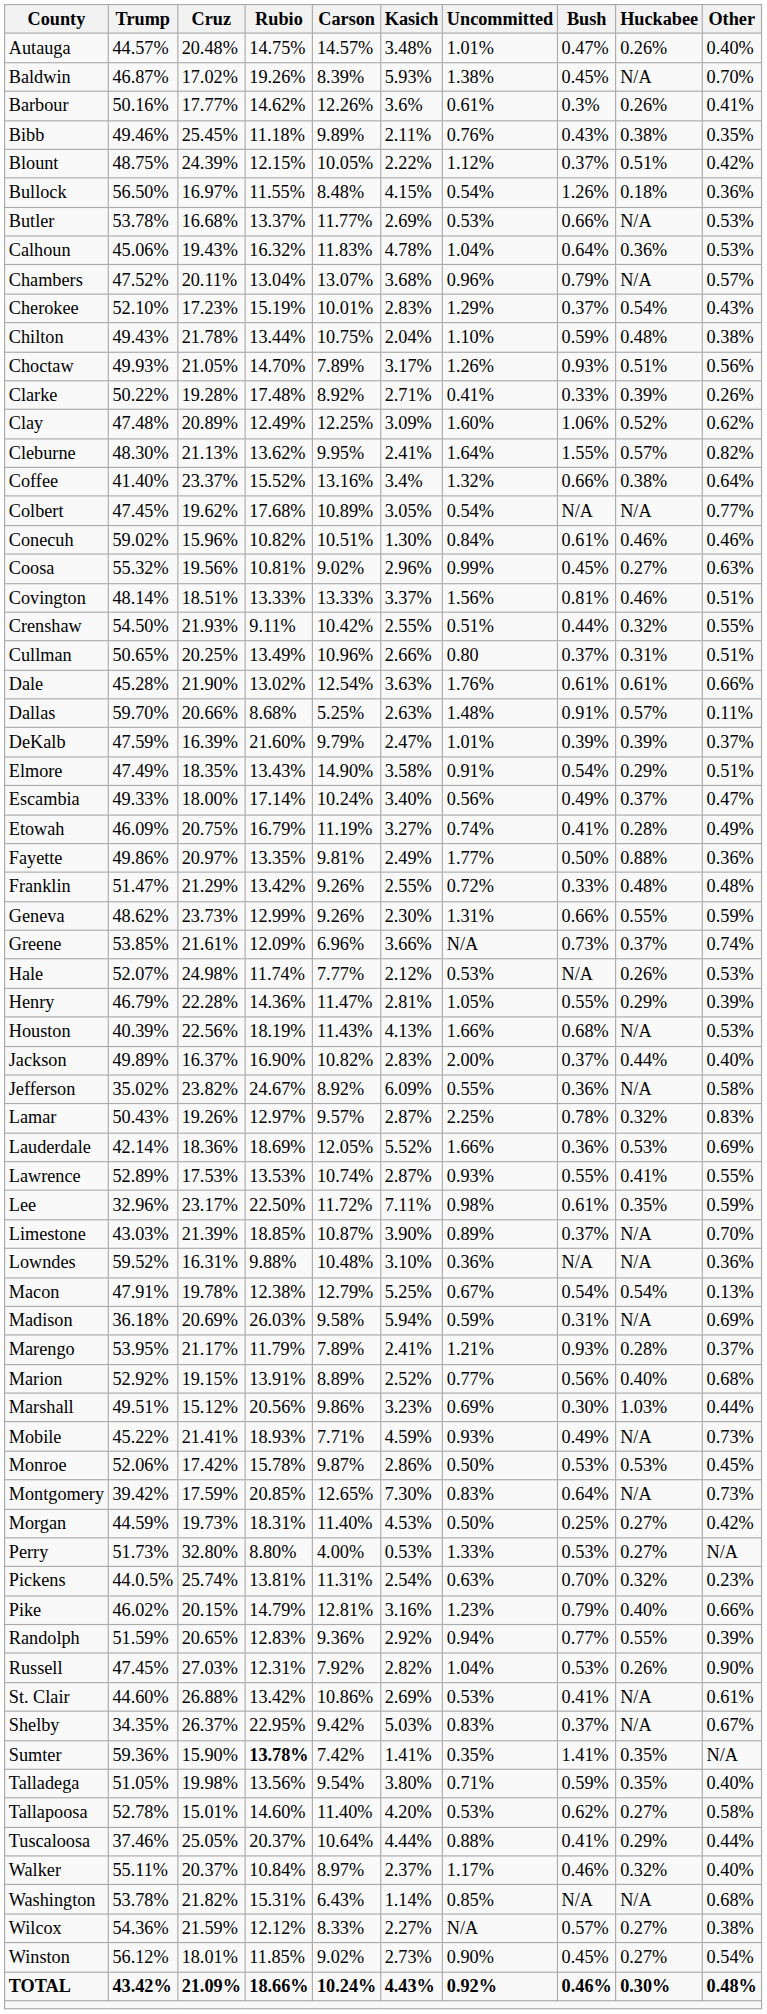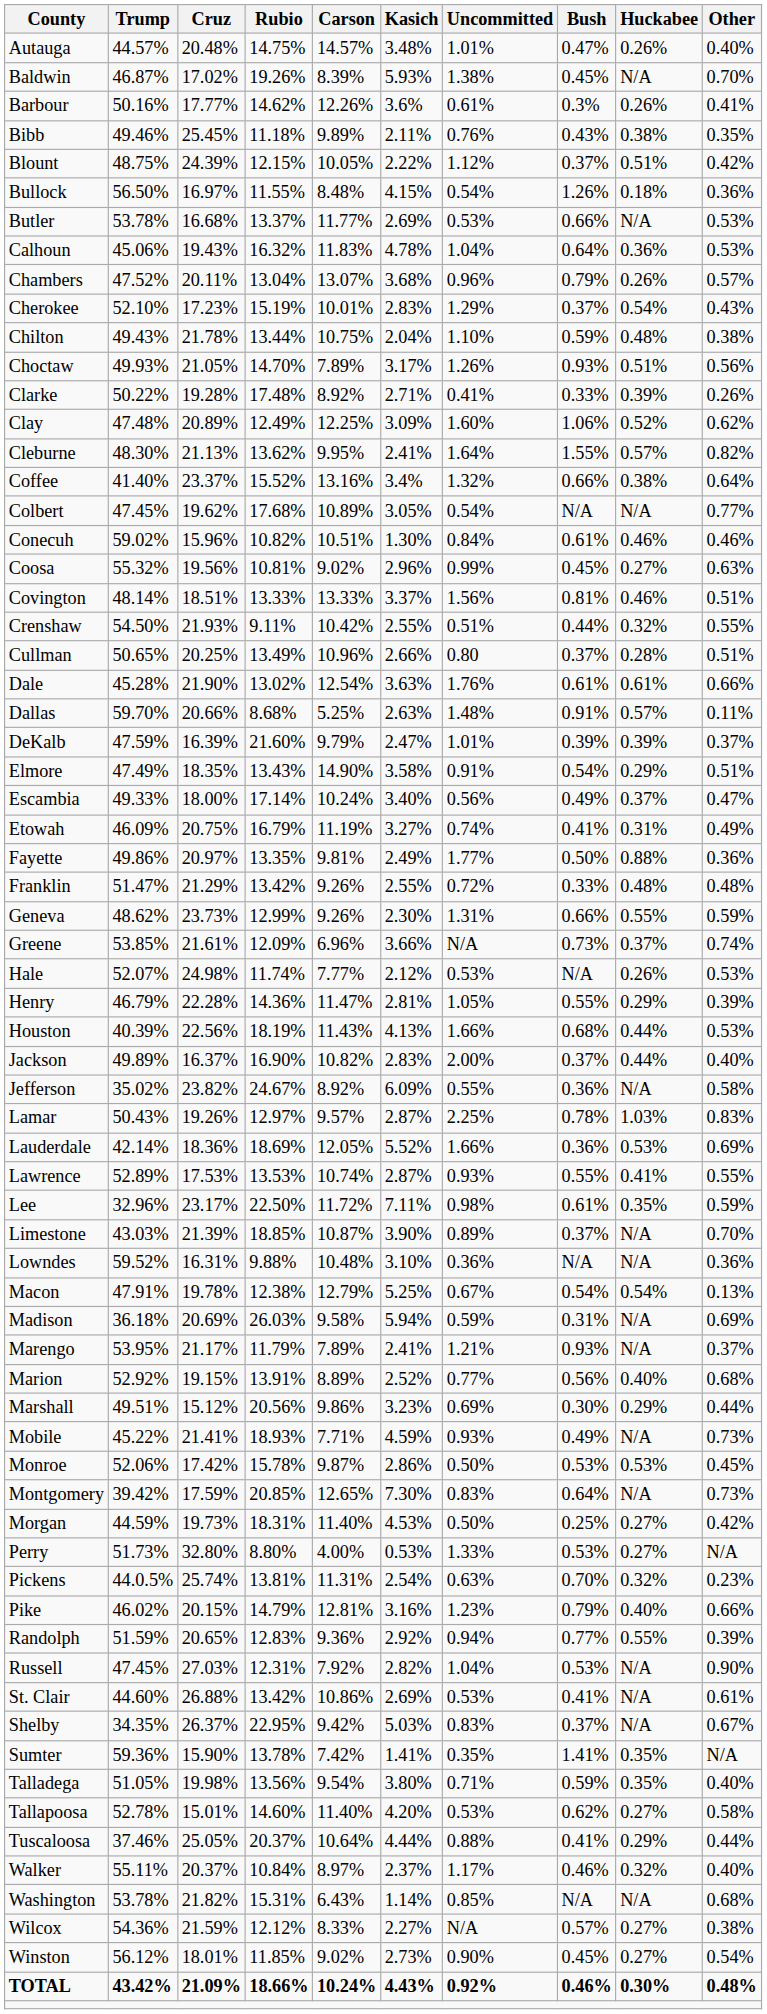(636, 279) N/A -> (644, 279) 0.26%
(644, 655) 0.31% -> (644, 655) 0.28%
(644, 828) 0.28% -> (644, 828) 0.31%
(636, 1031) N/A -> (644, 1031) 0.44%
(644, 1118) 0.32% -> (644, 1118) 1.03%
(644, 1349) 0.28% -> (636, 1349) N/A
(644, 1407) 1.03% -> (644, 1407) 0.29%
(644, 1667) 0.26% -> (636, 1667) N/A
(279, 1754) bold -> (277, 1754) normal
